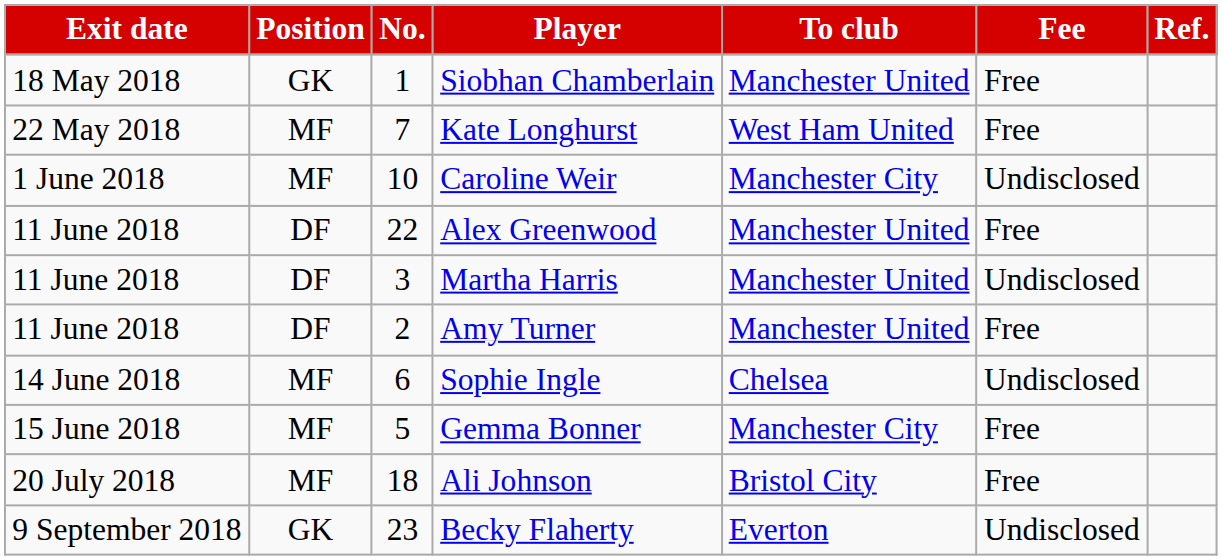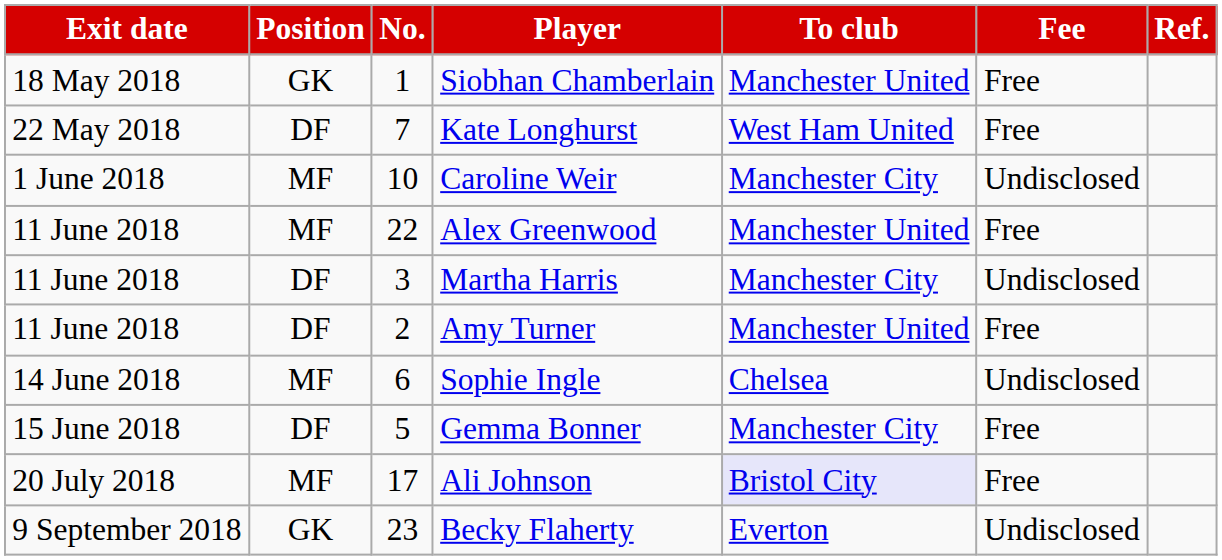(310, 129) MF -> (310, 129) DF
(310, 229) DF -> (310, 229) MF
(849, 279) Manchester United -> (833, 279) Manchester City
(310, 429) MF -> (310, 429) DF
(402, 479) 18 -> (402, 479) 17
(803, 479) no background -> (803, 479) lavender background
